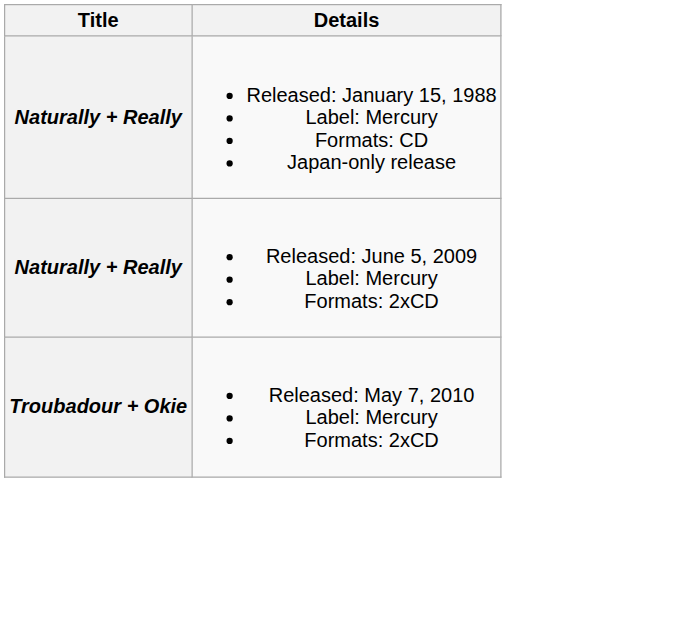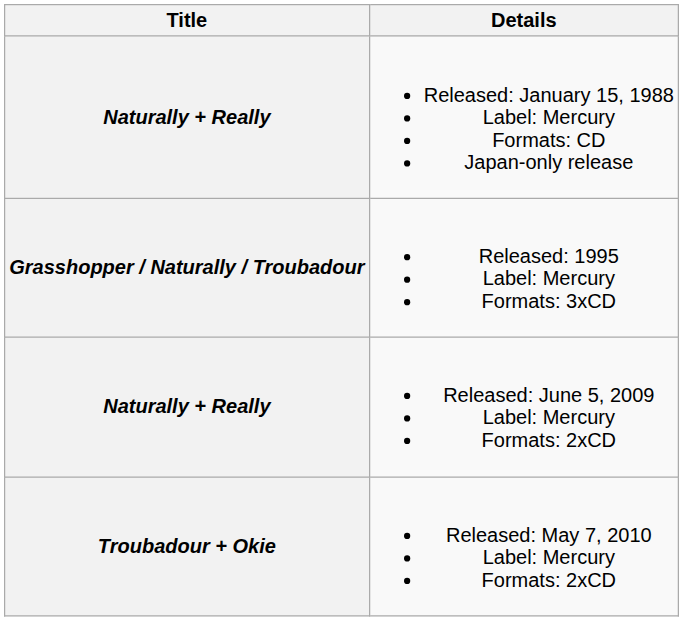+ row: (524, 279)
